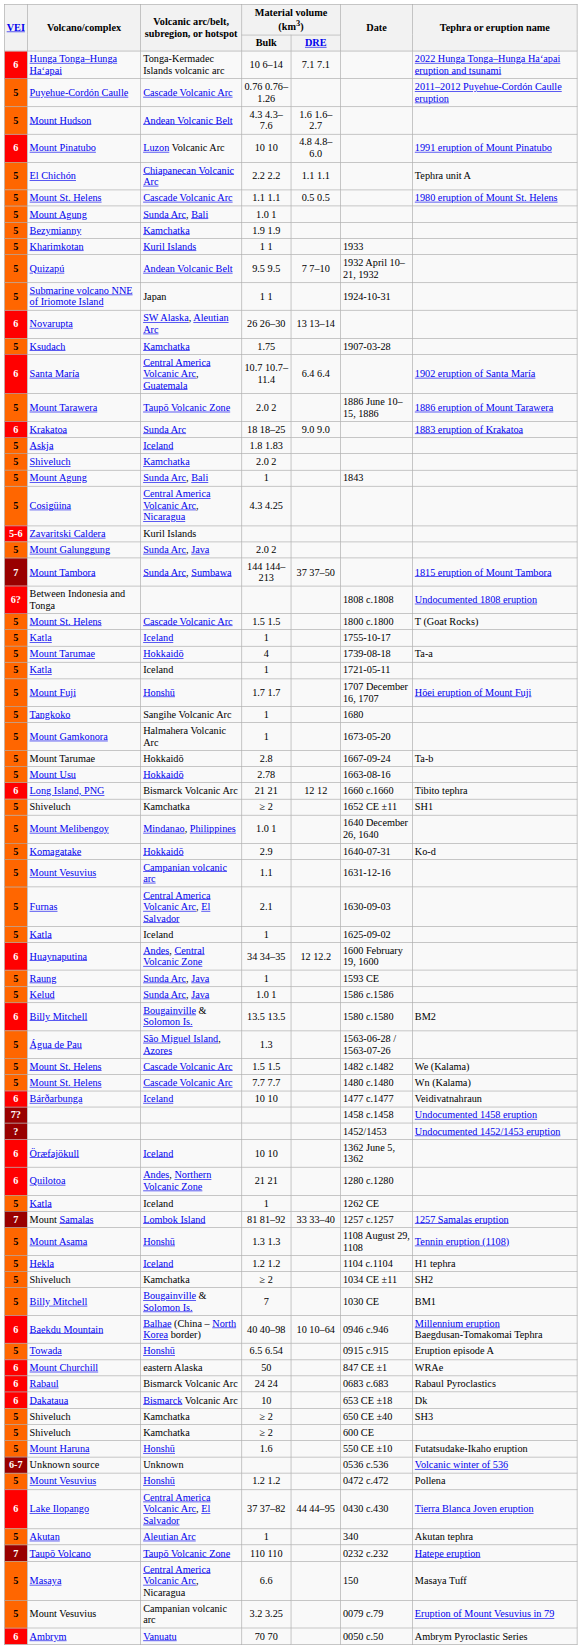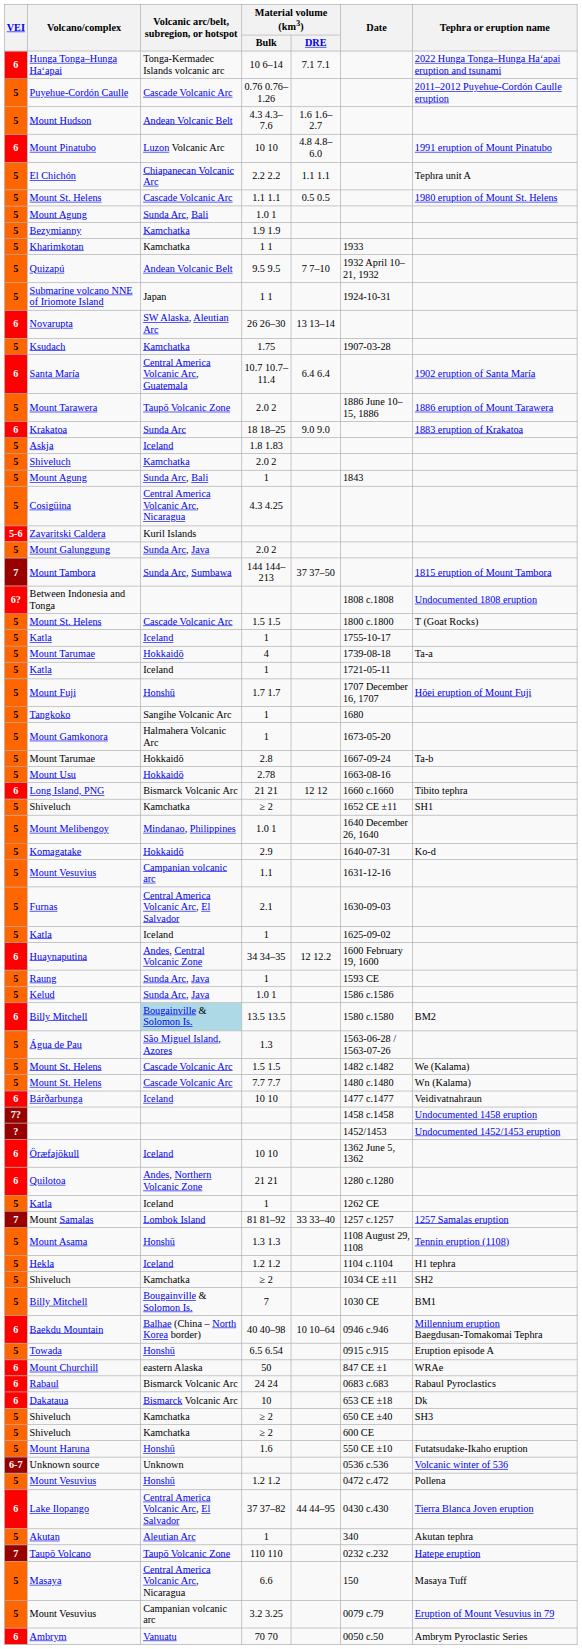(170, 246) Kuril Islands -> (166, 246) Kamchatka
(175, 1016) no background -> (175, 1016) lightblue background
